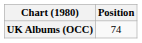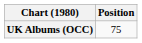(116, 29) 74 -> (116, 29) 75
